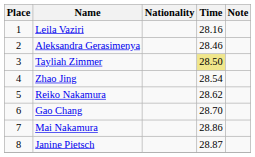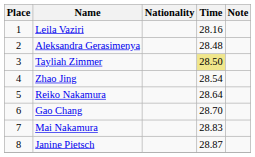(211, 45) 28.46 -> (211, 45) 28.48
(211, 95) 28.62 -> (211, 95) 28.64
(211, 128) 28.86 -> (211, 128) 28.83
